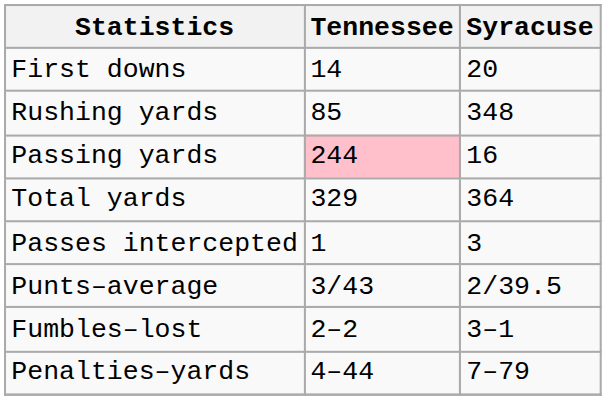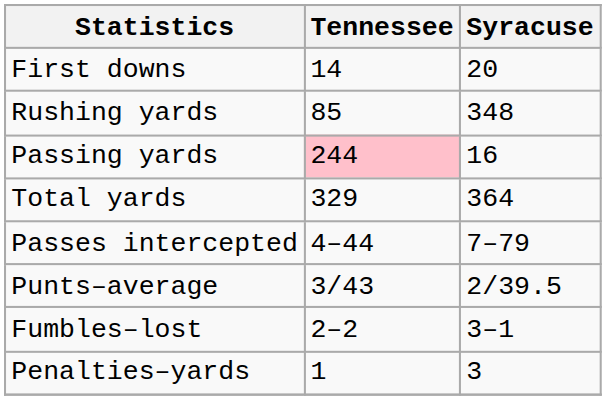(318, 243) 1 -> (342, 243) 4–44
(474, 243) 3 -> (498, 243) 7–79
(342, 372) 4–44 -> (318, 372) 1
(498, 372) 7–79 -> (474, 372) 3
